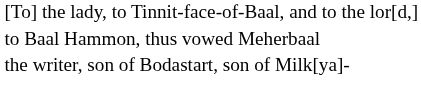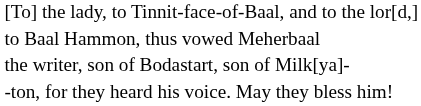+ row: (199, 91)
